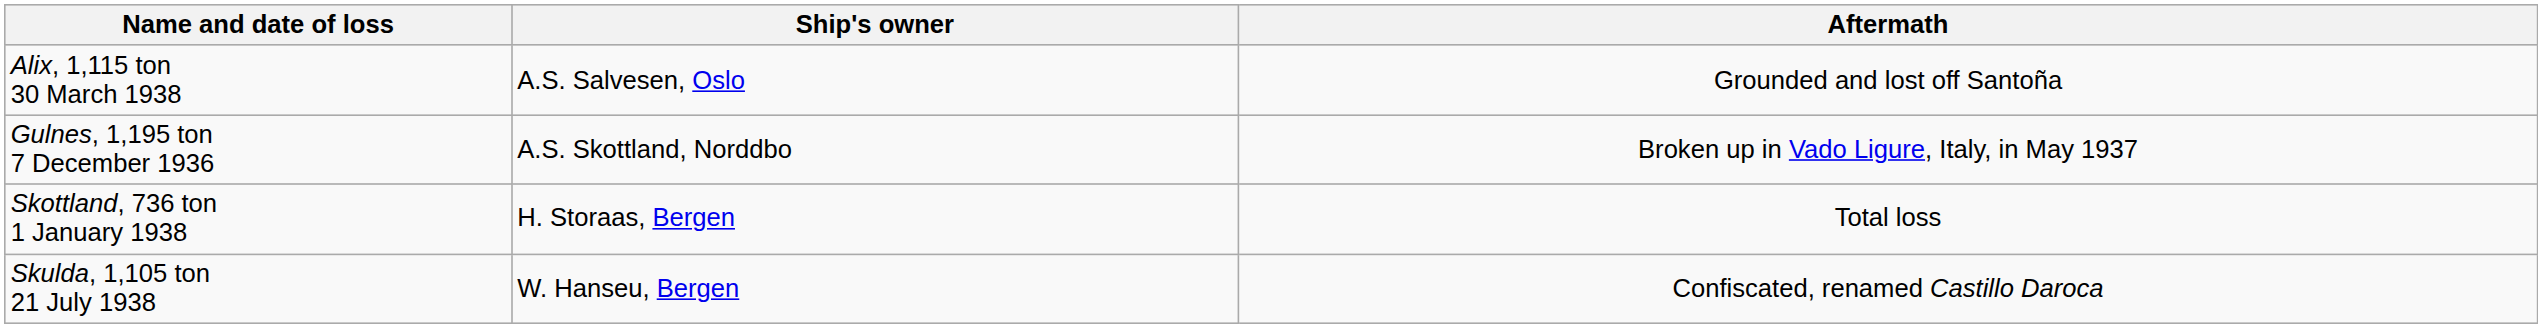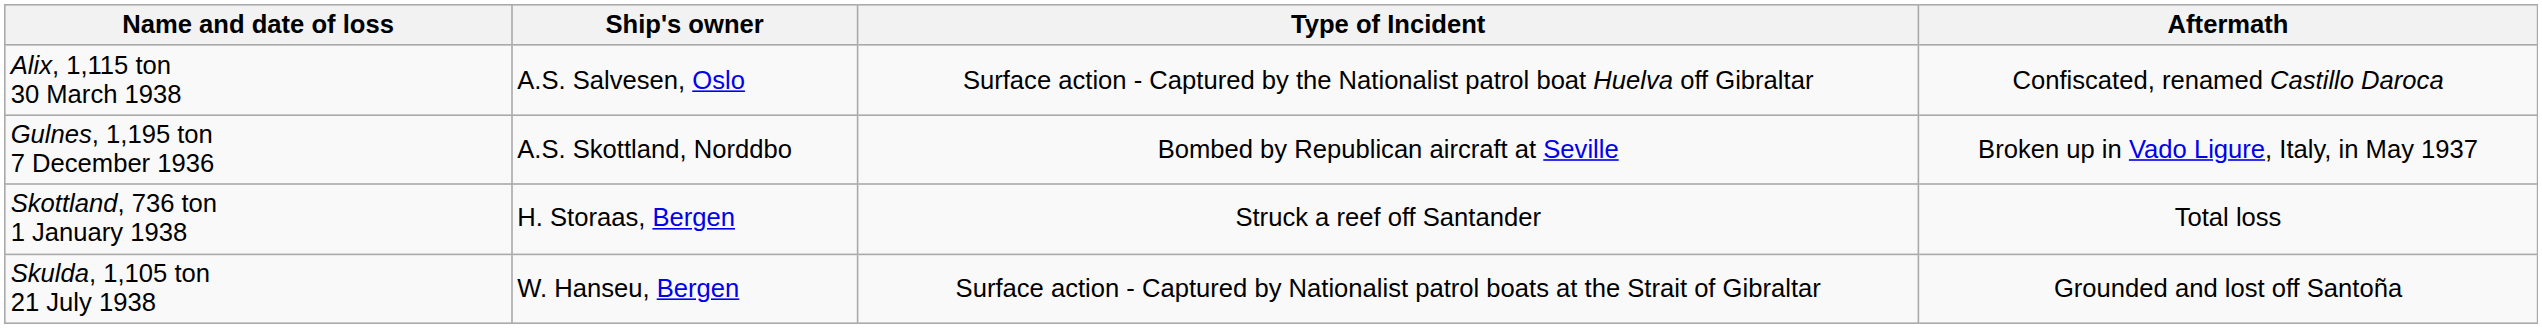+ column: (1388, 24)
(1888, 79) Grounded and lost off Santoña -> (2228, 79) Confiscated, renamed Castillo Daroca
(1888, 288) Confiscated, renamed Castillo Daroca -> (2228, 288) Grounded and lost off Santoña
